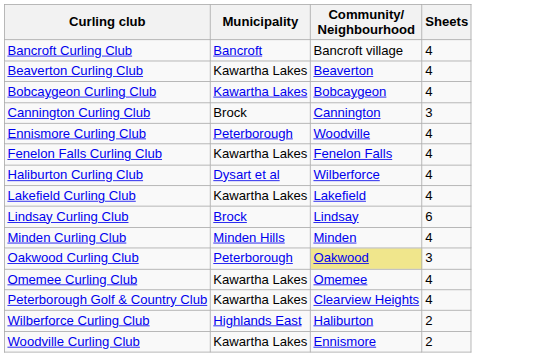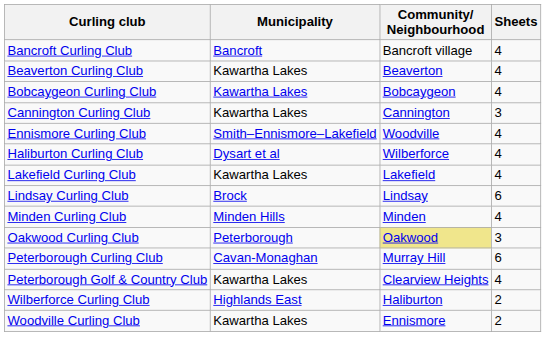(230, 112) Brock -> (260, 112) Kawartha Lakes
(253, 133) Peterborough -> (295, 133) Smith–Ennismore–Lakefield
- row: (85, 154)
- row: (72, 279)
+ row: (85, 258)
